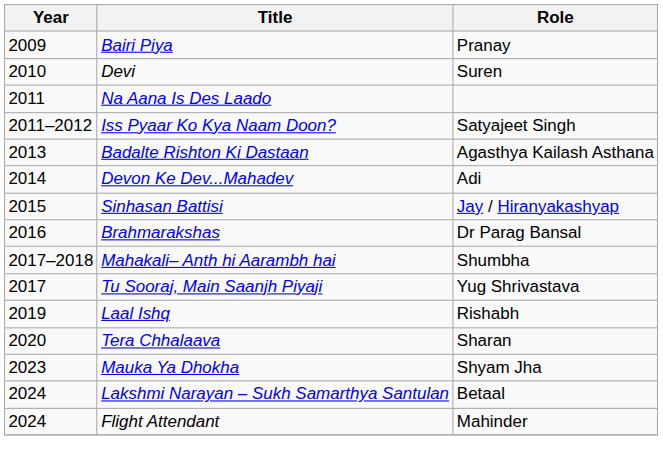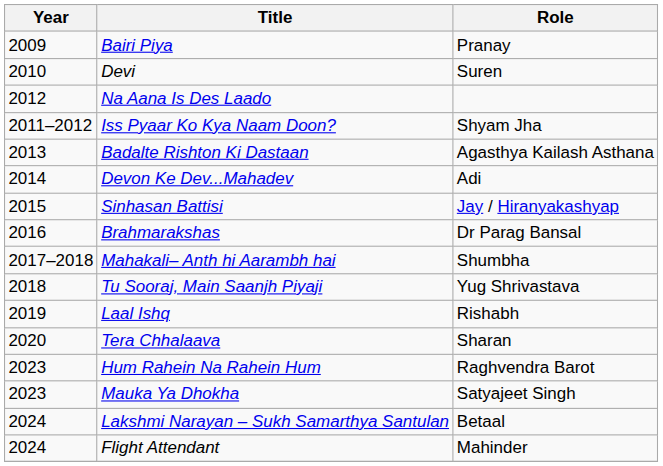(27, 98) 2011 -> (27, 98) 2012
(516, 125) Satyajeet Singh -> (499, 125) Shyam Jha
(27, 286) 2017 -> (27, 286) 2018
+ row: (211, 367)
(499, 367) Shyam Jha -> (516, 394) Satyajeet Singh
